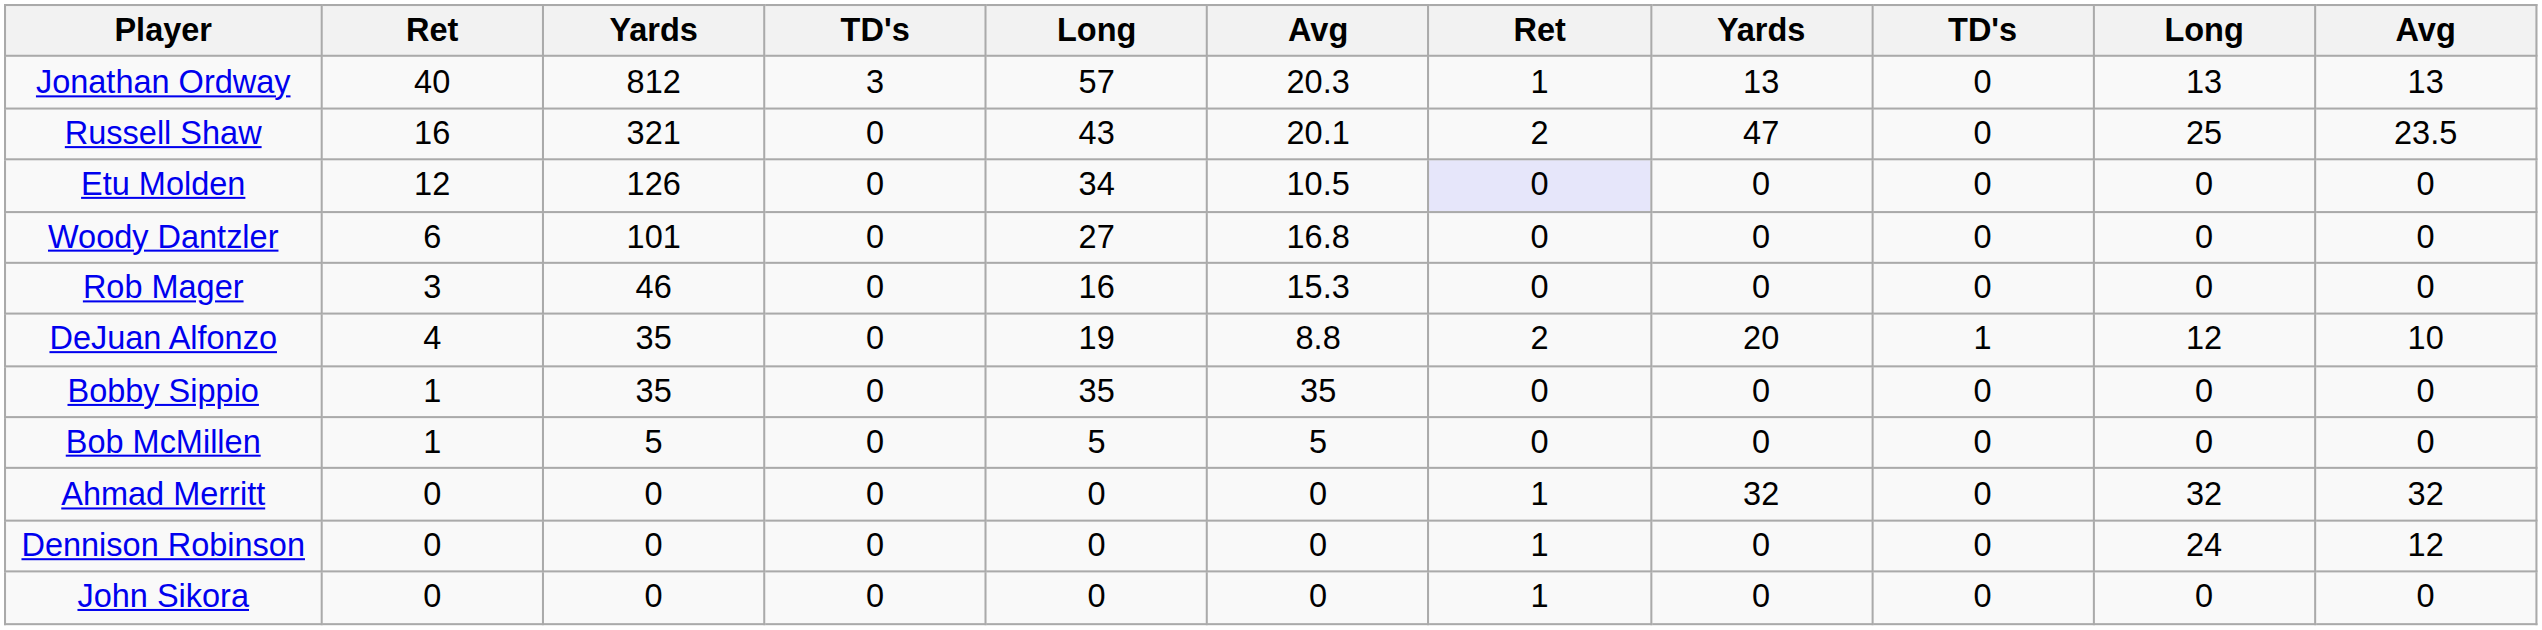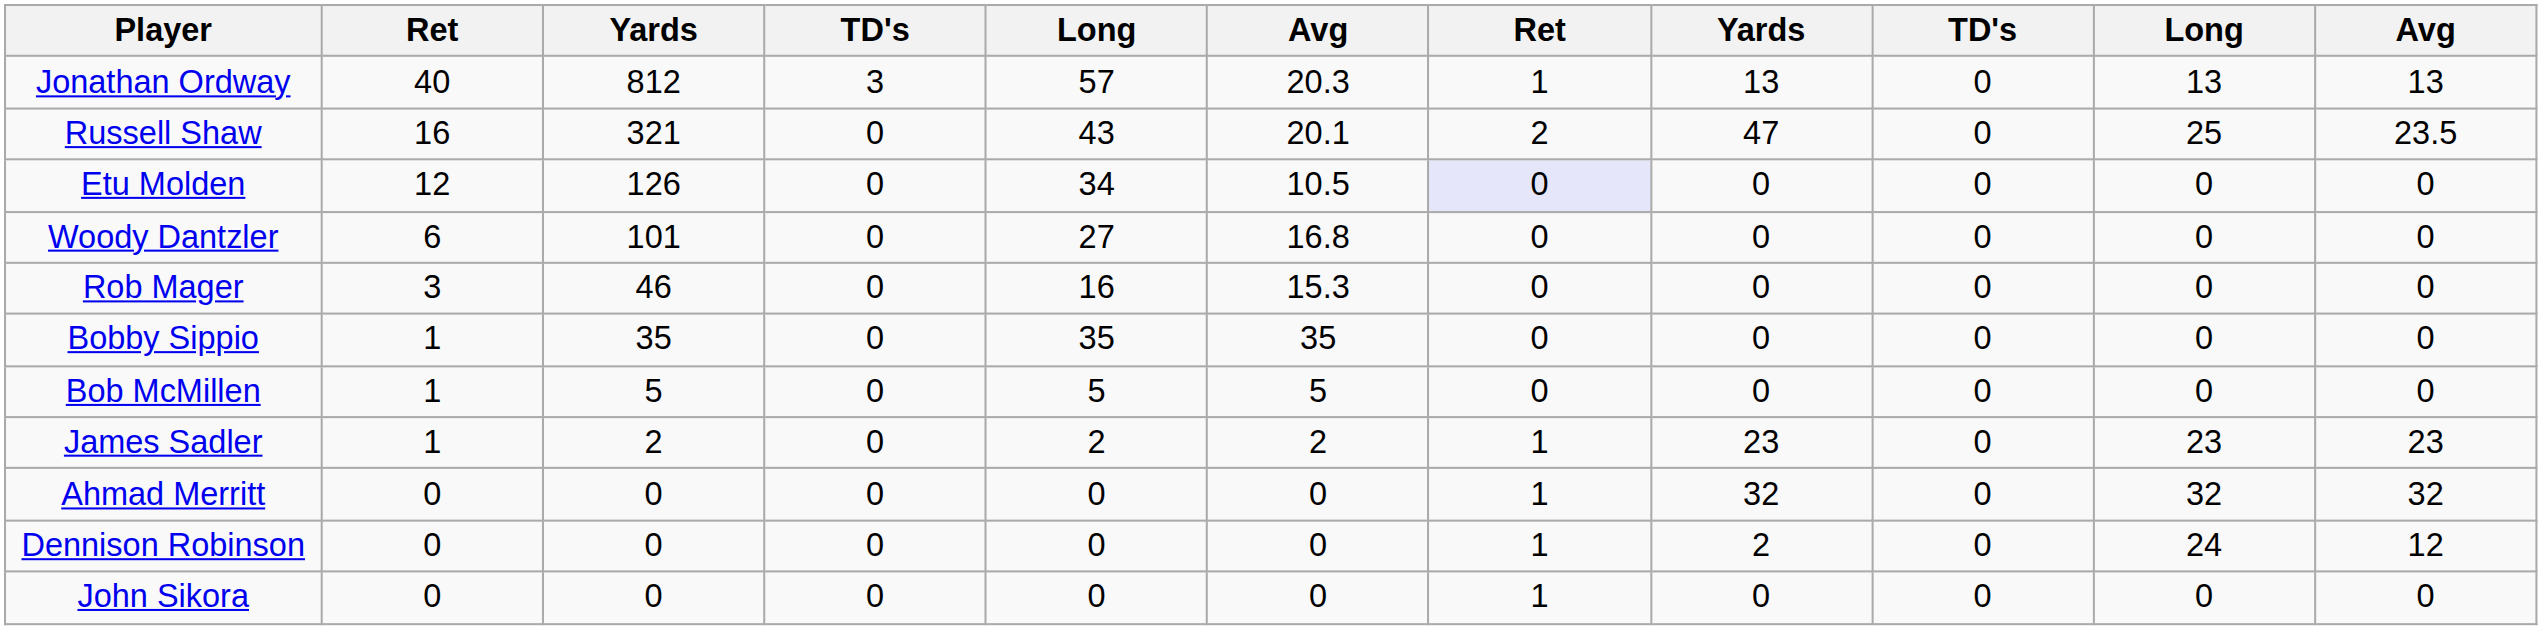- row: (163, 339)
+ row: (163, 442)
(1761, 545) 0 -> (1761, 545) 2
